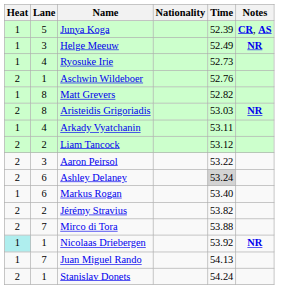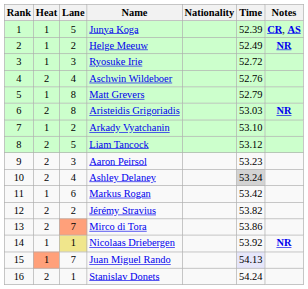+ column: (19, 12)
(44, 45) 3 -> (73, 45) 2
(44, 62) 4 -> (73, 62) 3
(222, 62) 52.73 -> (251, 62) 52.72
(44, 78) 1 -> (73, 78) 4
(222, 95) 52.82 -> (251, 95) 52.79
(44, 128) 4 -> (73, 128) 2
(222, 128) 53.11 -> (251, 128) 53.10
(44, 144) 2 -> (73, 144) 5
(222, 161) 53.22 -> (251, 161) 53.23
(44, 177) 6 -> (73, 177) 4
(222, 194) 53.40 -> (251, 194) 53.42
(44, 227) no background -> (73, 227) lightsalmon background
(222, 227) 53.88 -> (251, 227) 53.86
(17, 243) paleturquoise background -> (46, 243) no background
(44, 243) no background -> (73, 243) khaki background
(17, 260) no background -> (46, 260) lightsalmon background
(222, 260) no background -> (251, 260) lavender background
